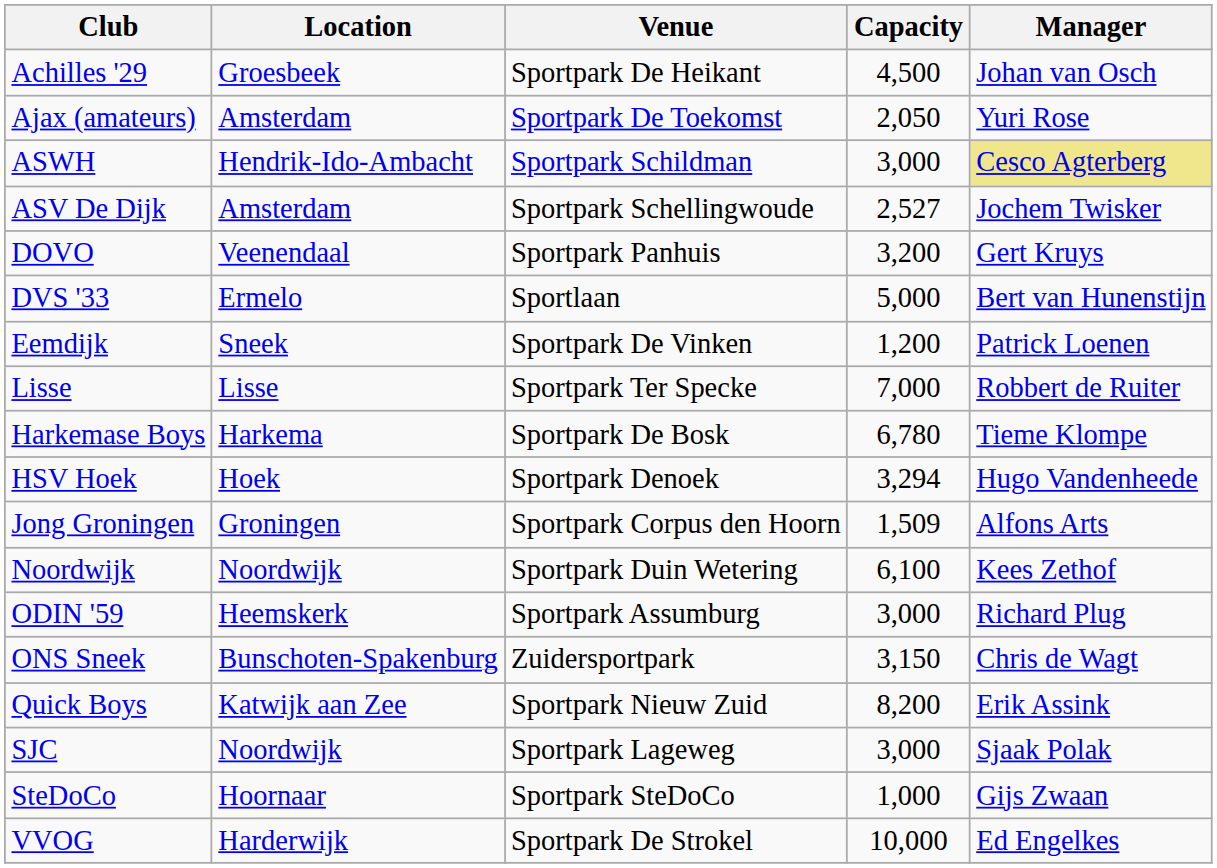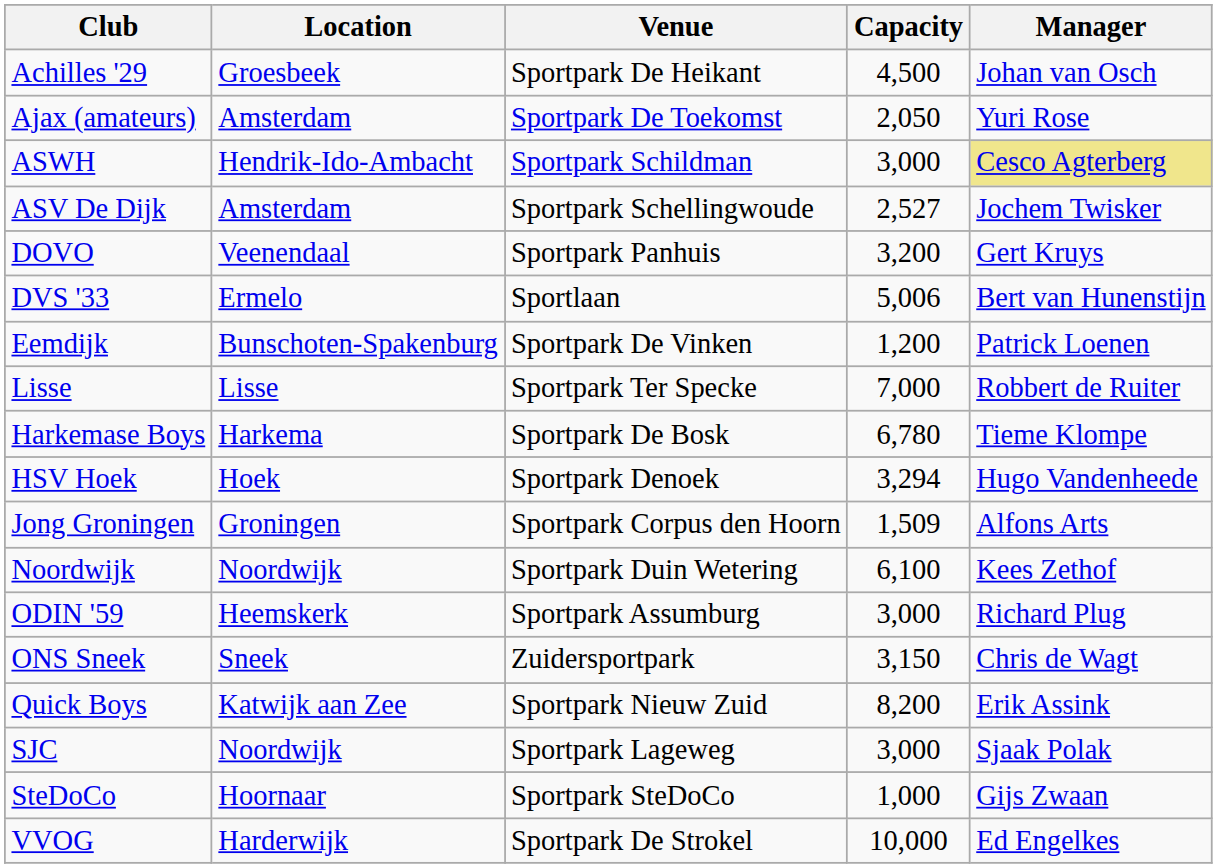(909, 298) 5,000 -> (909, 298) 5,006
(253, 343) Sneek -> (358, 343) Bunschoten-Spakenburg
(358, 659) Bunschoten-Spakenburg -> (253, 659) Sneek
